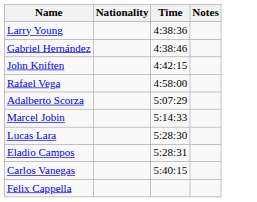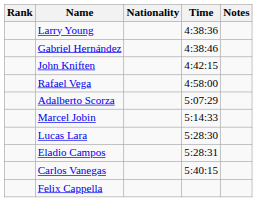+ column: (20, 13)
